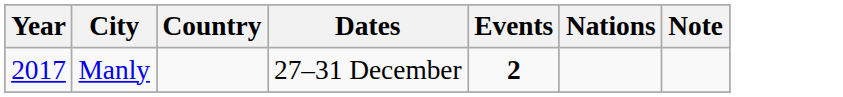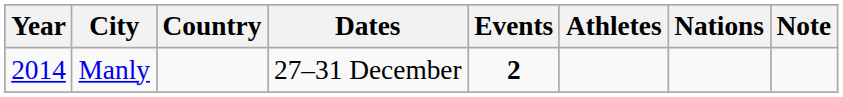+ column: (614, 26)
(39, 69) 2017 -> (39, 69) 2014
